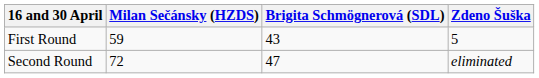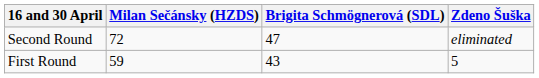rows swapped: (42, 38) <-> (50, 61)
